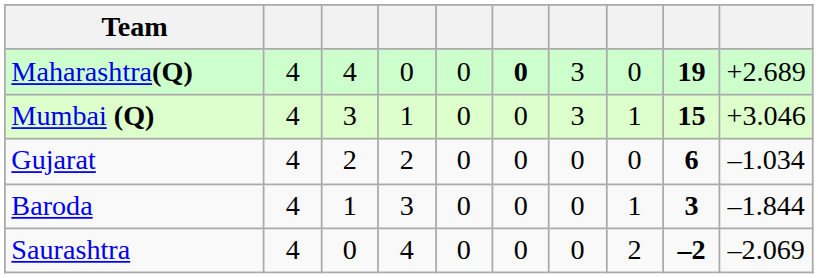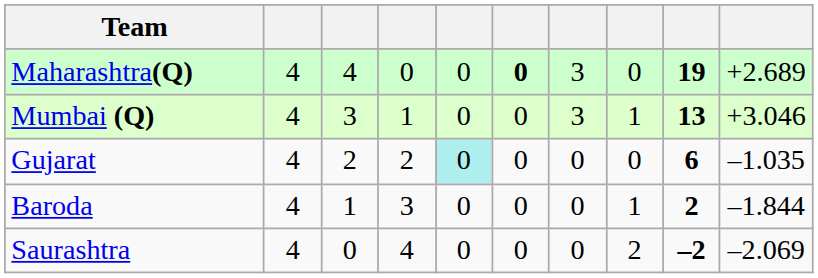(692, 116) 15 -> (692, 116) 13
(464, 160) no background -> (464, 160) paleturquoise background
(766, 160) –1.034 -> (766, 160) –1.035
(692, 205) 3 -> (692, 205) 2
